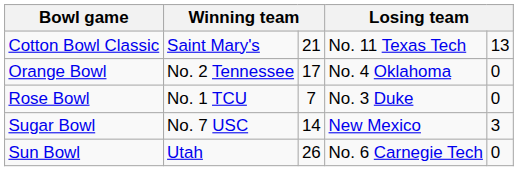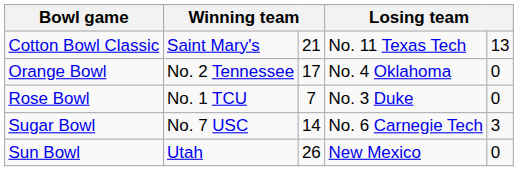(375, 125) New Mexico -> (406, 125) No. 6 Carnegie Tech
(406, 152) No. 6 Carnegie Tech -> (375, 152) New Mexico
